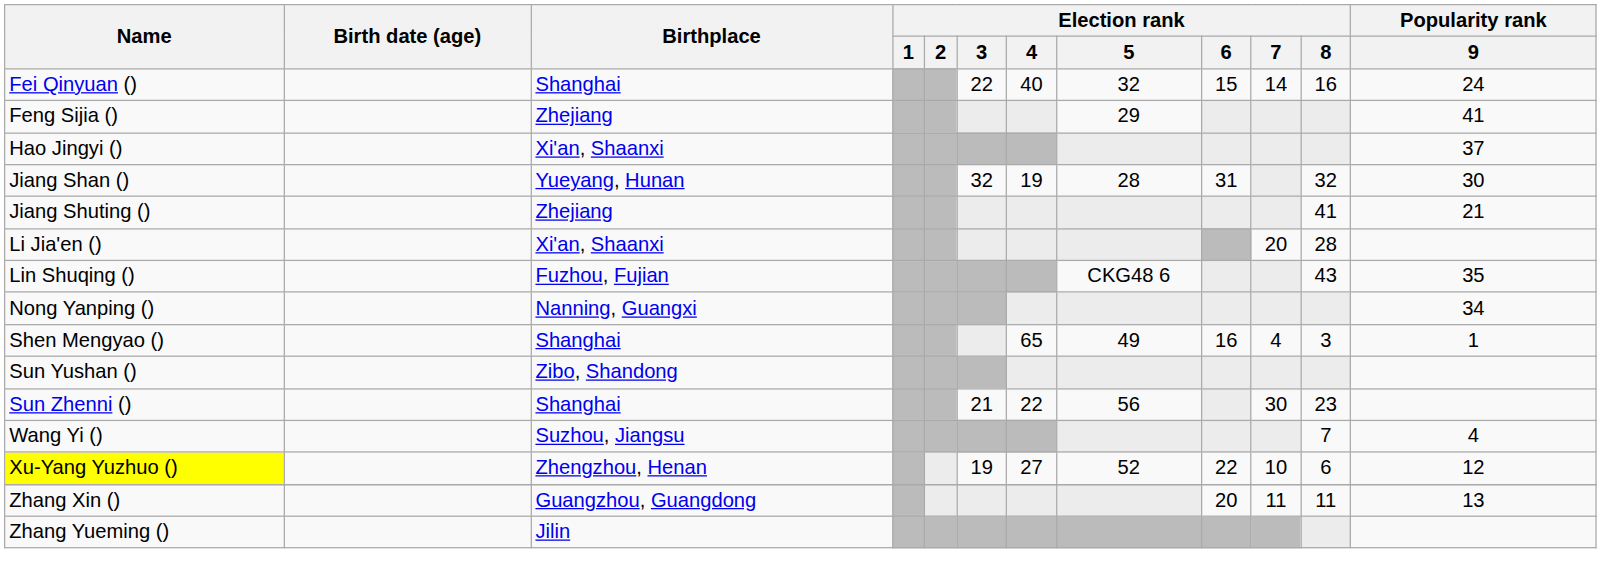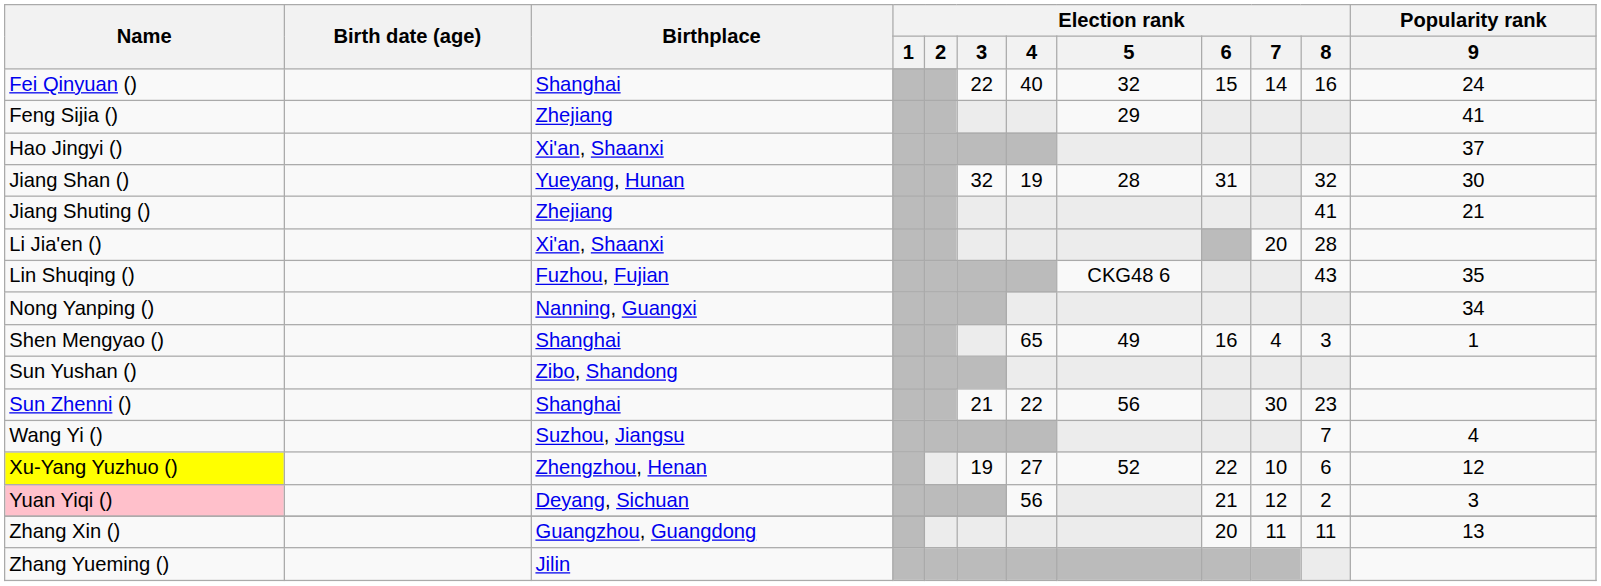+ row: (61, 500)
